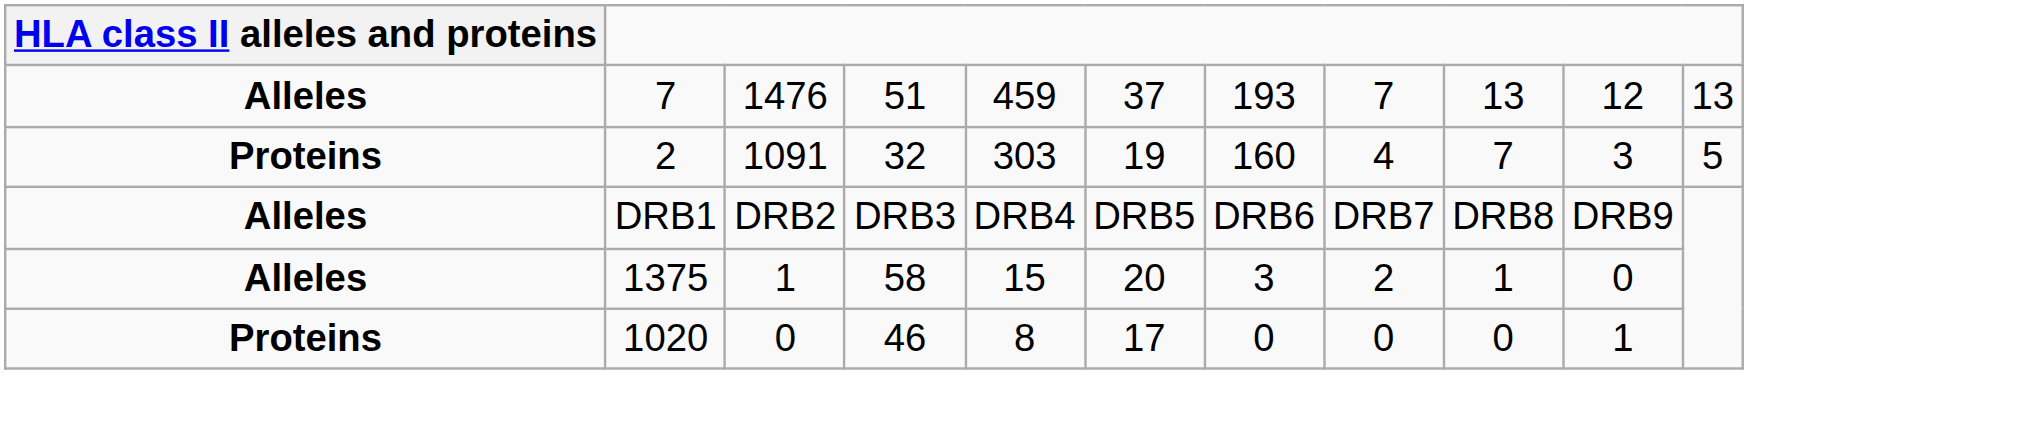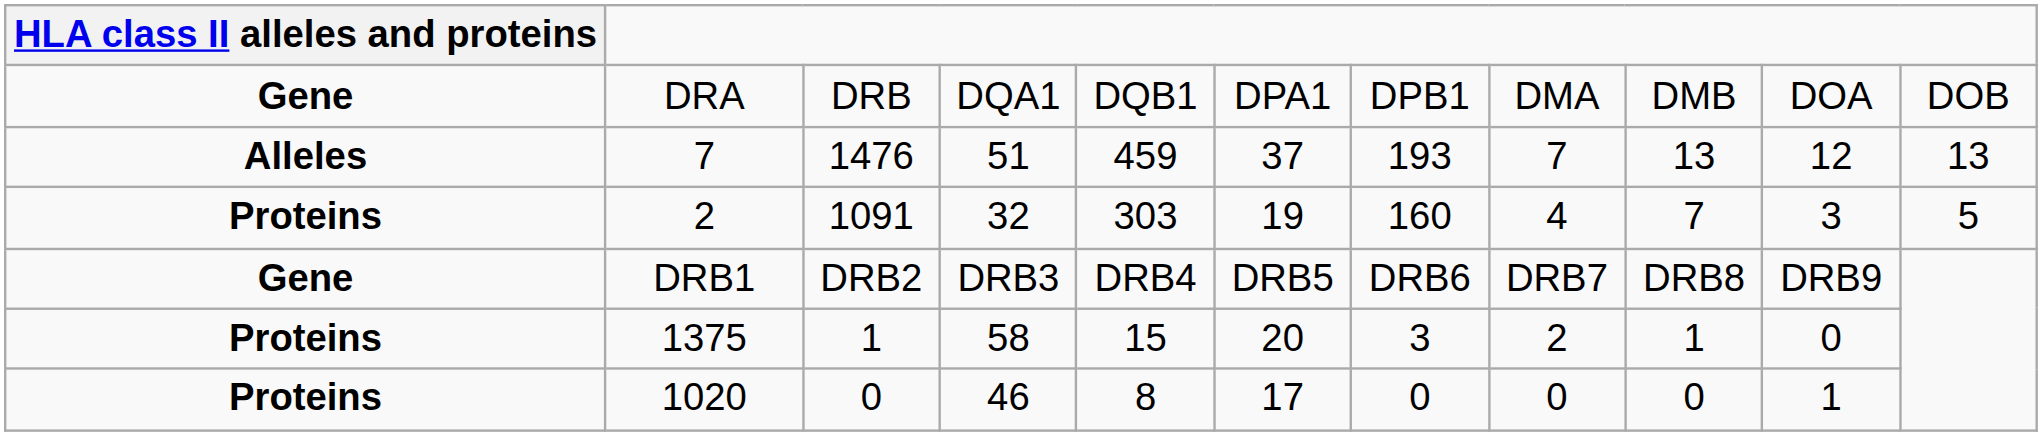+ row: (704, 95)
(306, 216) Alleles -> (305, 277) Gene
(306, 277) Alleles -> (305, 338) Proteins
